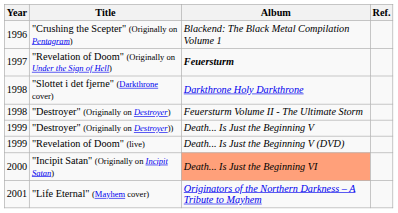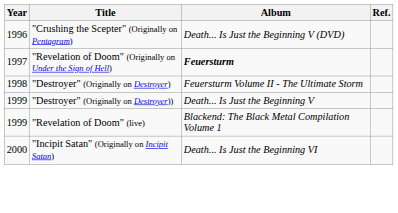(267, 34) Blackend: The Black Metal Compilation Volume 1 -> (264, 34) Death... Is Just the Beginning V (DVD)
- row: (95, 90)
(264, 144) Death... Is Just the Beginning V (DVD) -> (267, 122) Blackend: The Black Metal Compilation Volume 1
(251, 166) lightsalmon background -> (251, 150) no background
- row: (90, 194)
